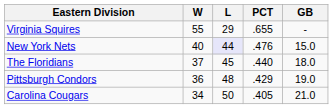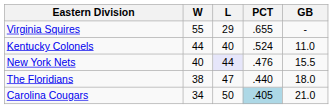+ row: (50, 46)
(305, 46) 15.0 -> (305, 63) 15.5
(198, 63) 37 -> (198, 79) 38
(228, 63) 45 -> (228, 79) 47
- row: (52, 79)
(263, 96) no background -> (263, 96) lightblue background
